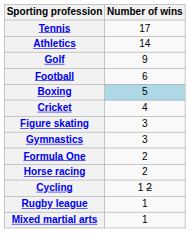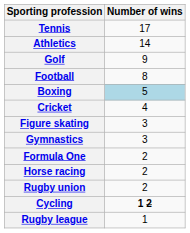(145, 76) 6 -> (145, 76) 8
+ row: (55, 188)
(145, 188) normal -> (145, 204) bold
- row: (55, 220)
